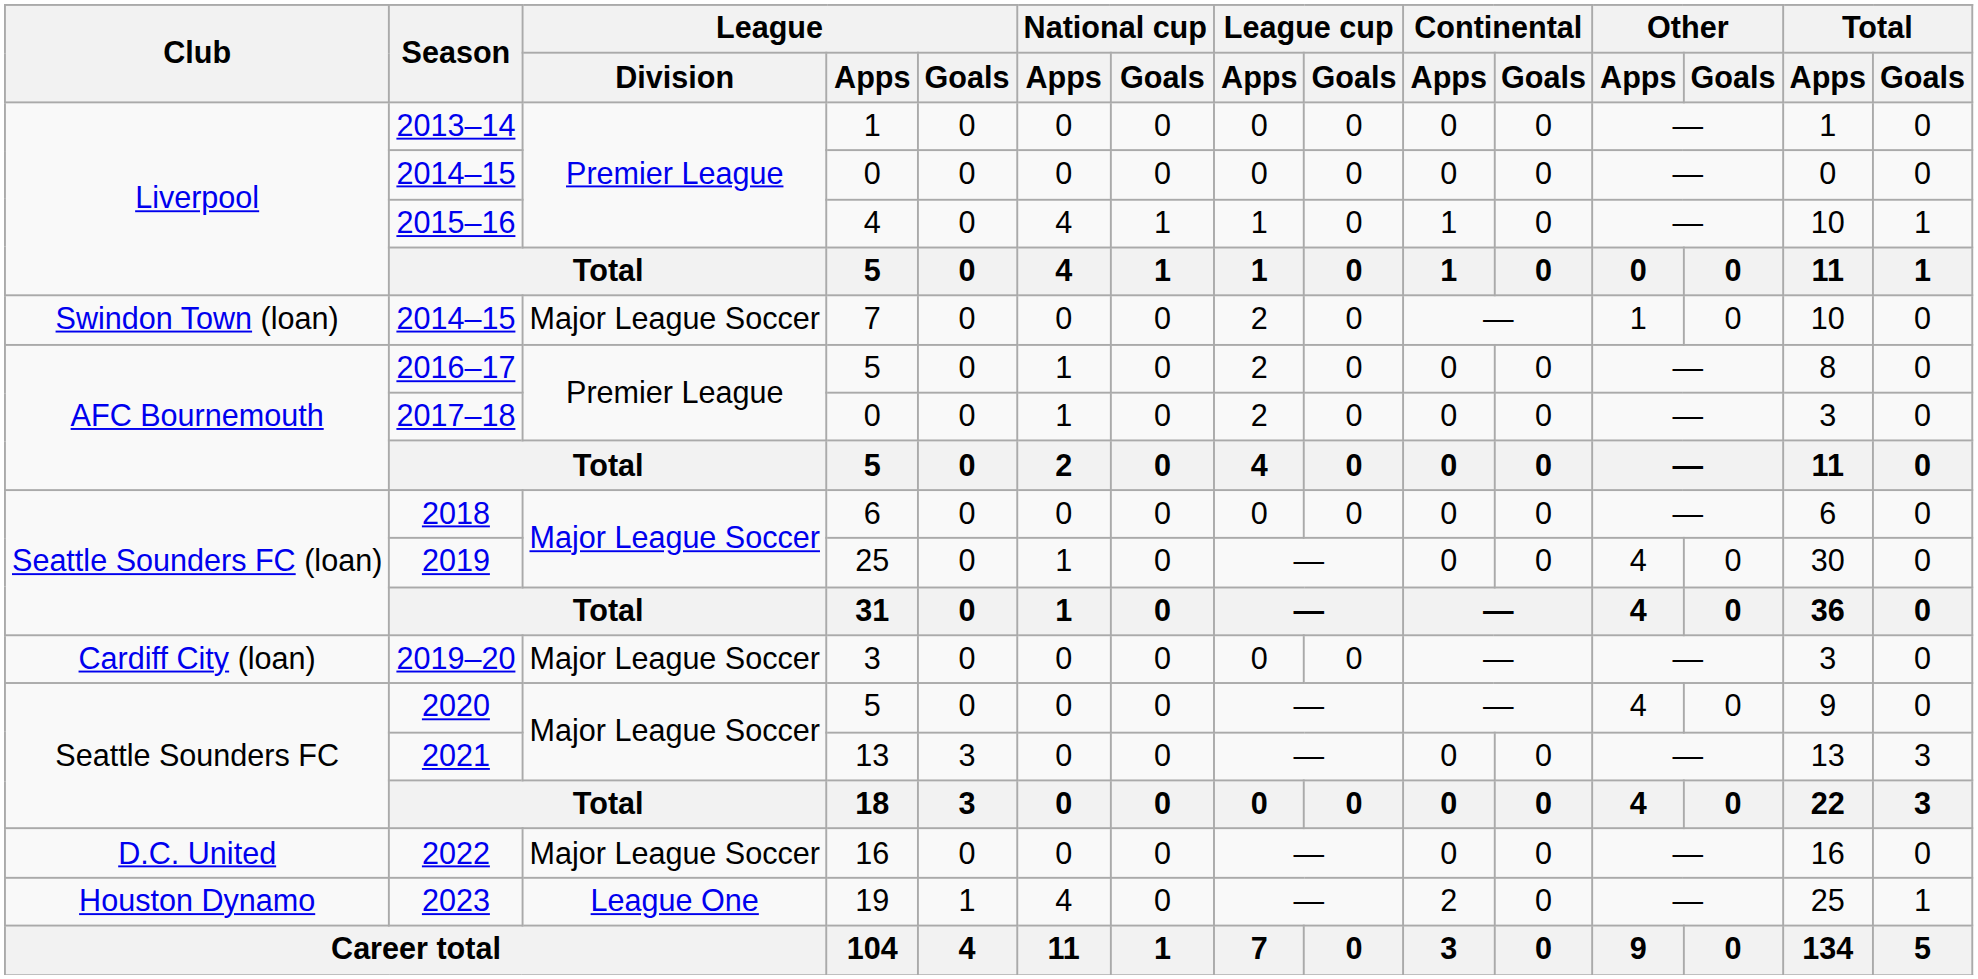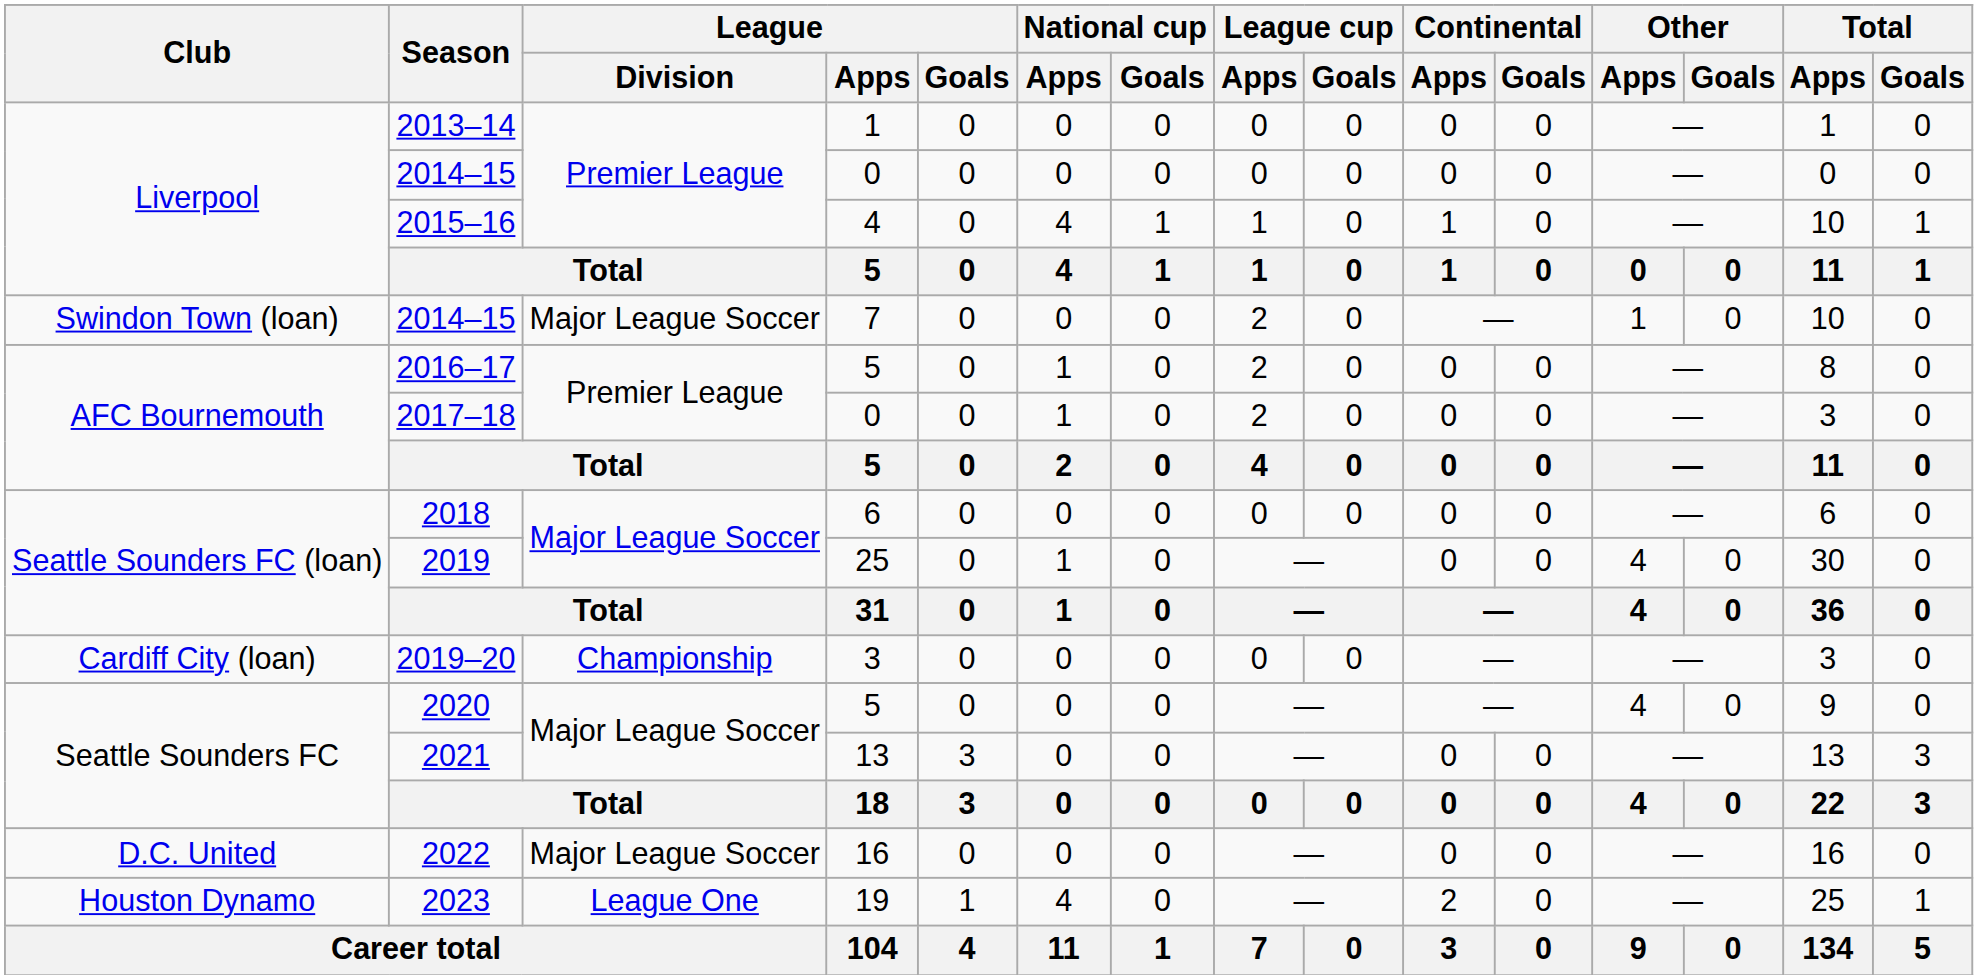(675, 658) Major League Soccer -> (675, 658) Championship
